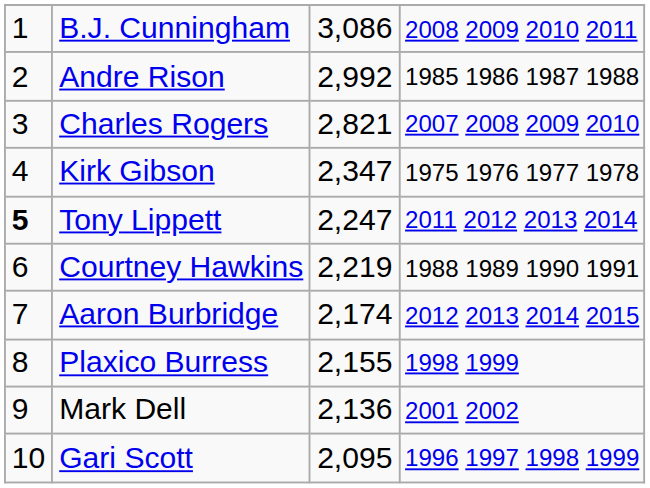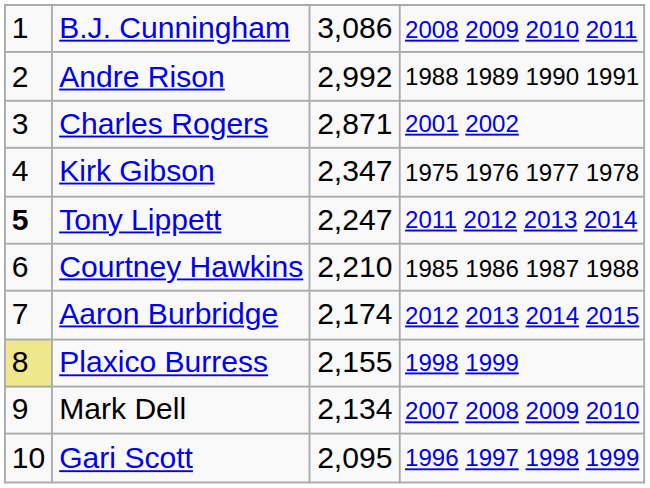(522, 76) 1985 1986 1987 1988 -> (522, 76) 1988 1989 1990 1991
(355, 123) 2,821 -> (355, 123) 2,871
(522, 124) 2007 2008 2009 2010 -> (462, 124) 2001 2002
(355, 266) 2,219 -> (355, 266) 2,210
(522, 267) 1988 1989 1990 1991 -> (522, 267) 1985 1986 1987 1988
(20, 362) no background -> (20, 362) khaki background
(355, 409) 2,136 -> (355, 409) 2,134
(462, 410) 2001 2002 -> (522, 410) 2007 2008 2009 2010
